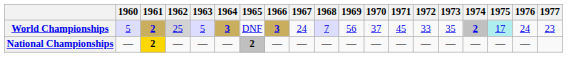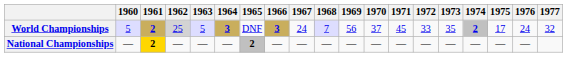(500, 28) paleturquoise background -> (500, 28) no background
(550, 28) 23 -> (550, 28) 32
